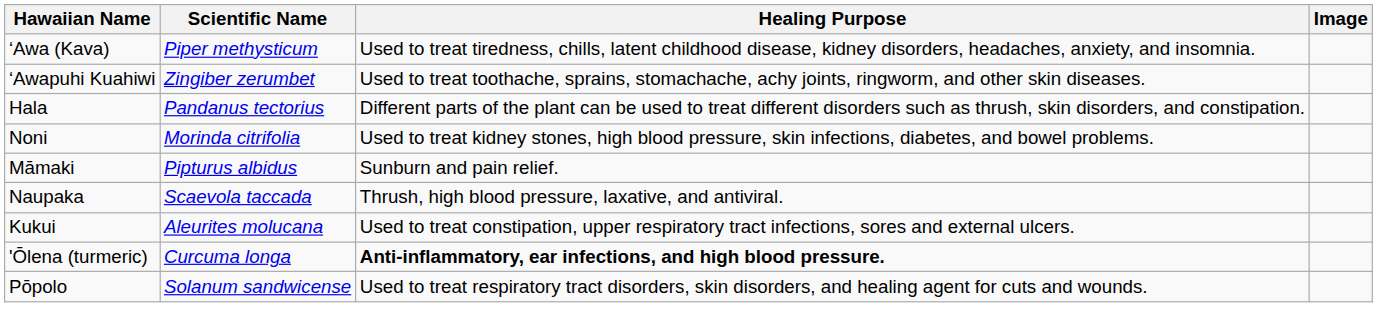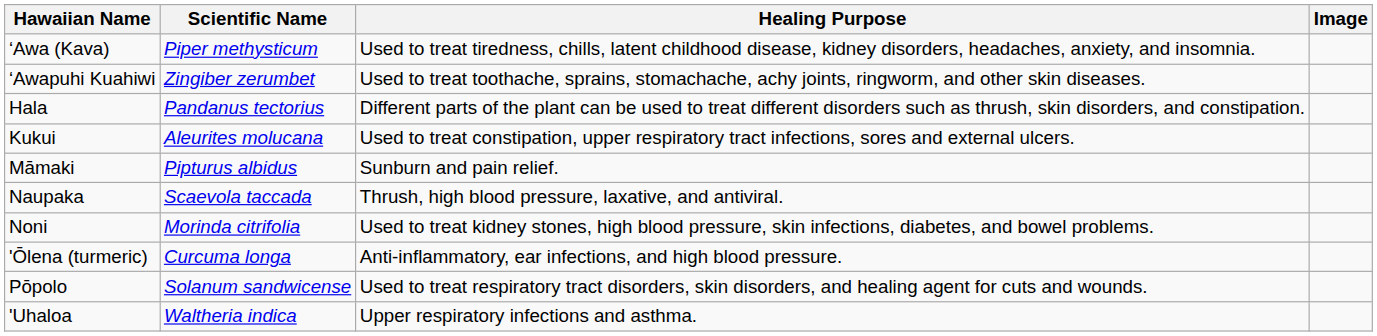rows swapped: (32, 227) <-> (28, 138)
(622, 256) bold -> (601, 256) normal
+ row: (40, 316)
